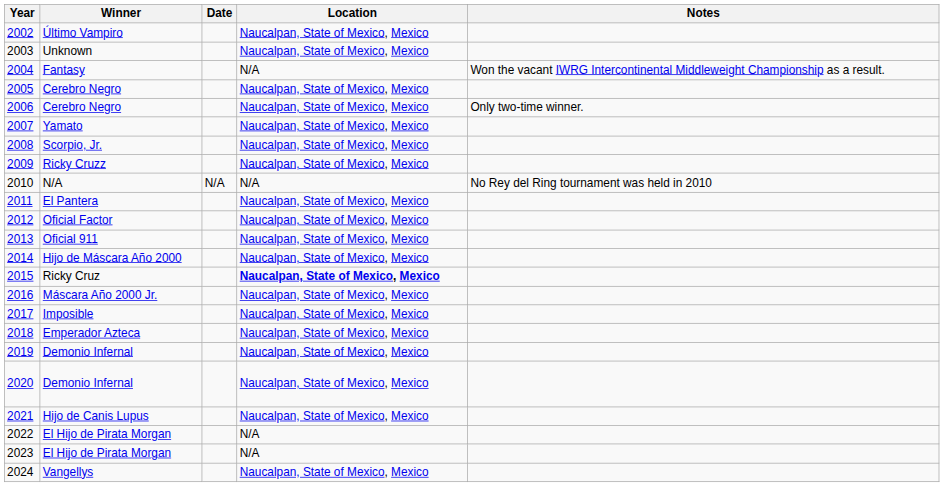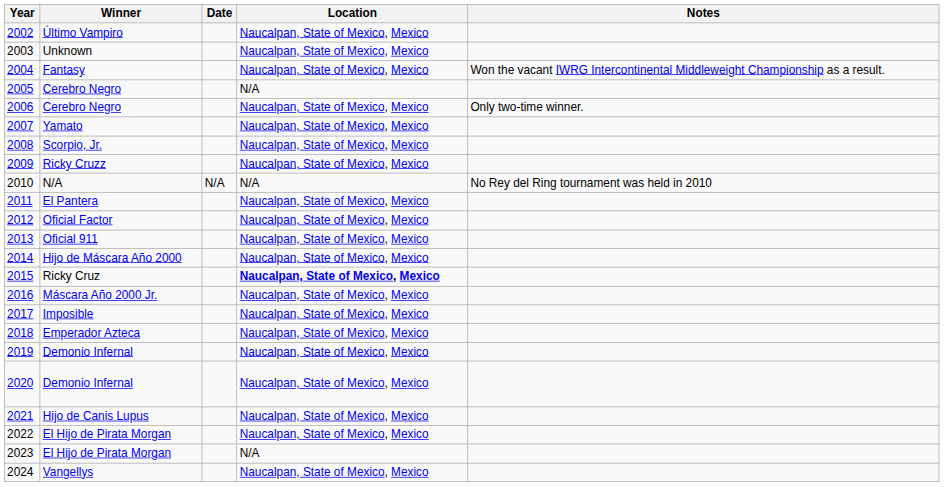(250, 70) N/A -> (334, 70) Naucalpan, State of Mexico, Mexico
(334, 88) Naucalpan, State of Mexico, Mexico -> (250, 88) N/A
(250, 434) N/A -> (334, 434) Naucalpan, State of Mexico, Mexico
